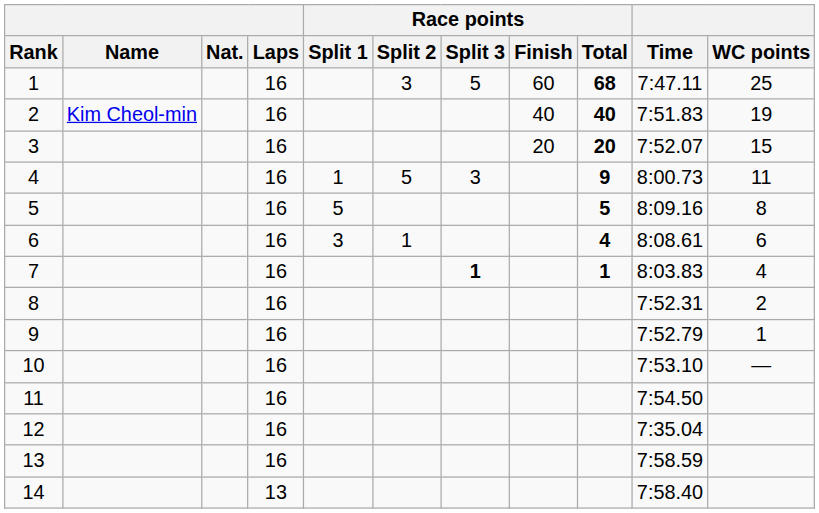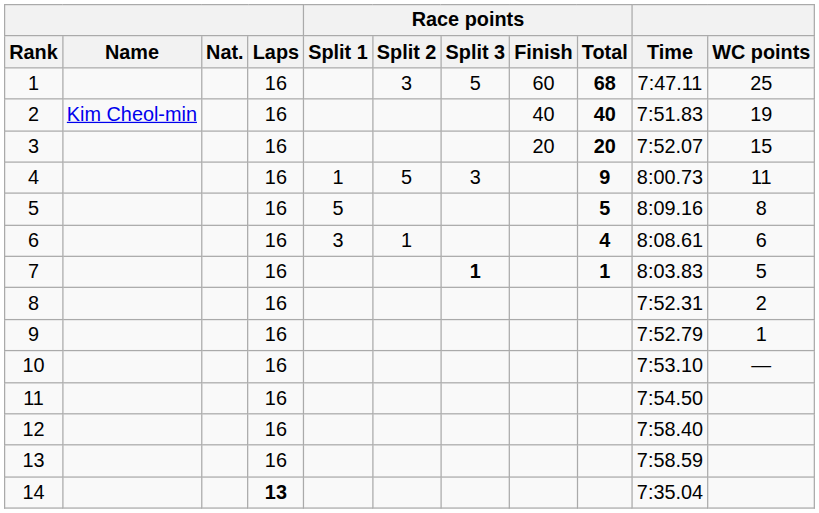(761, 271) 4 -> (761, 271) 5
(670, 429) 7:35.04 -> (670, 429) 7:58.40
(276, 492) normal -> (276, 492) bold
(670, 492) 7:58.40 -> (670, 492) 7:35.04
